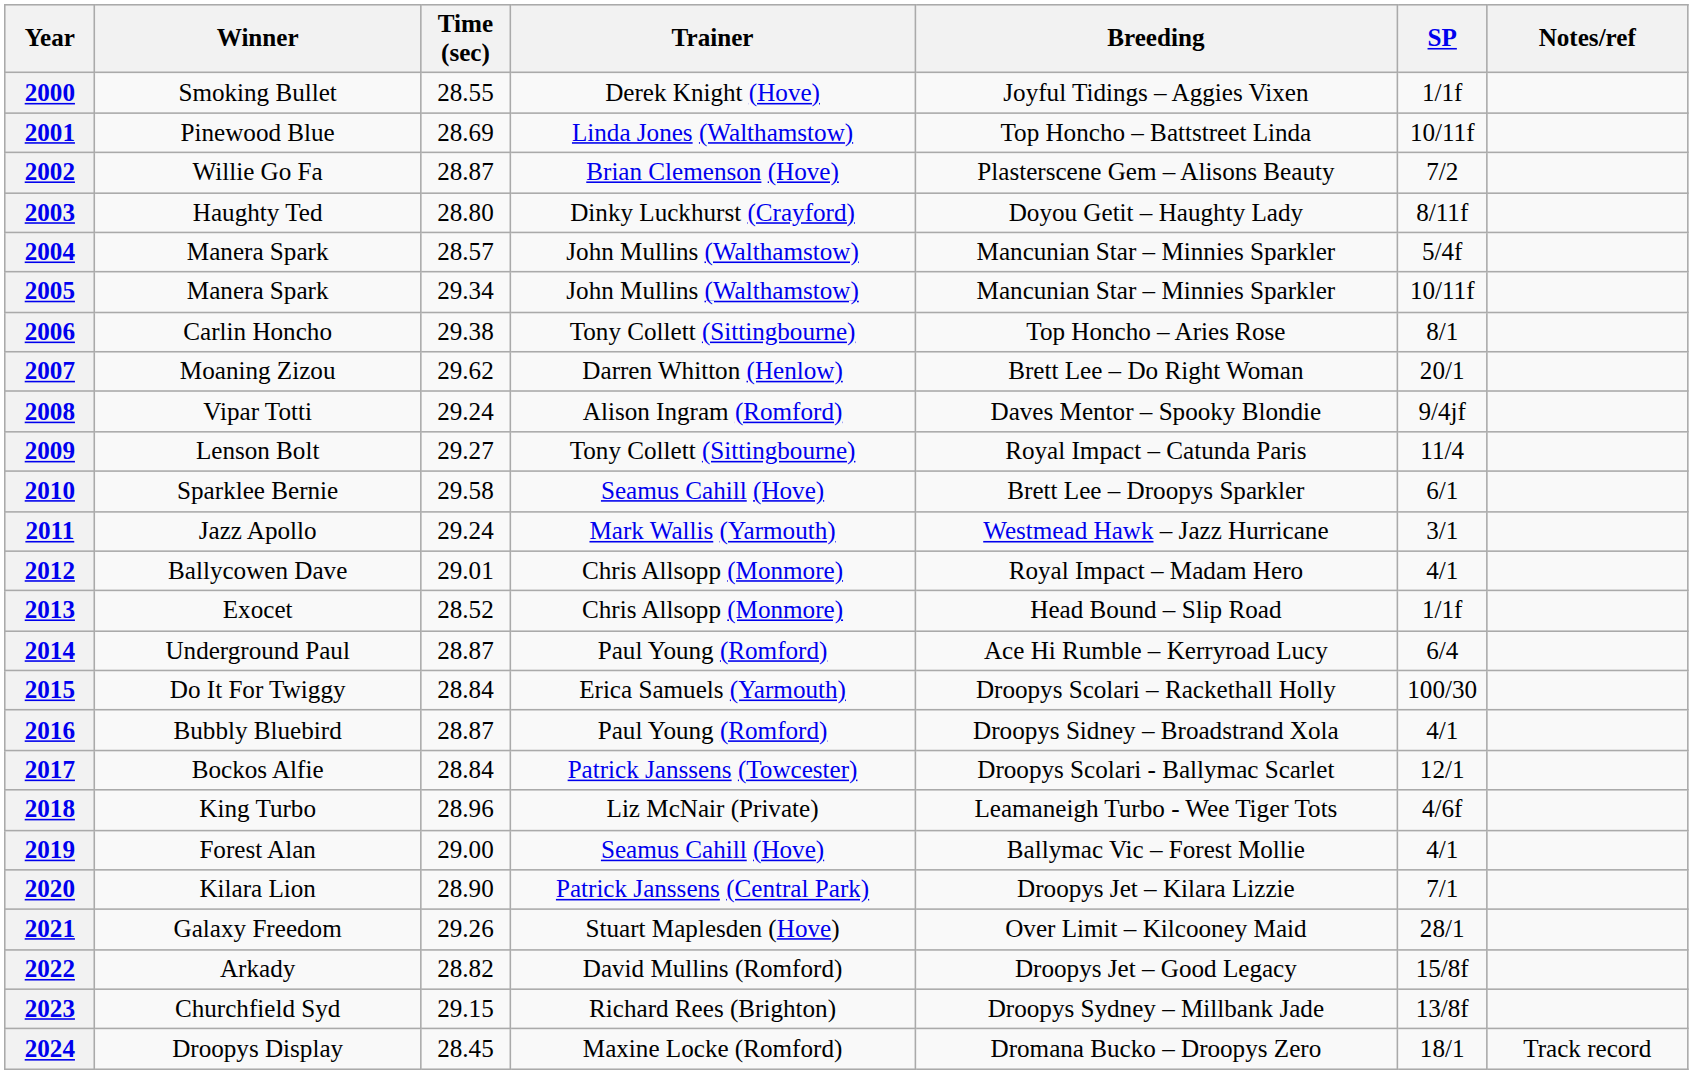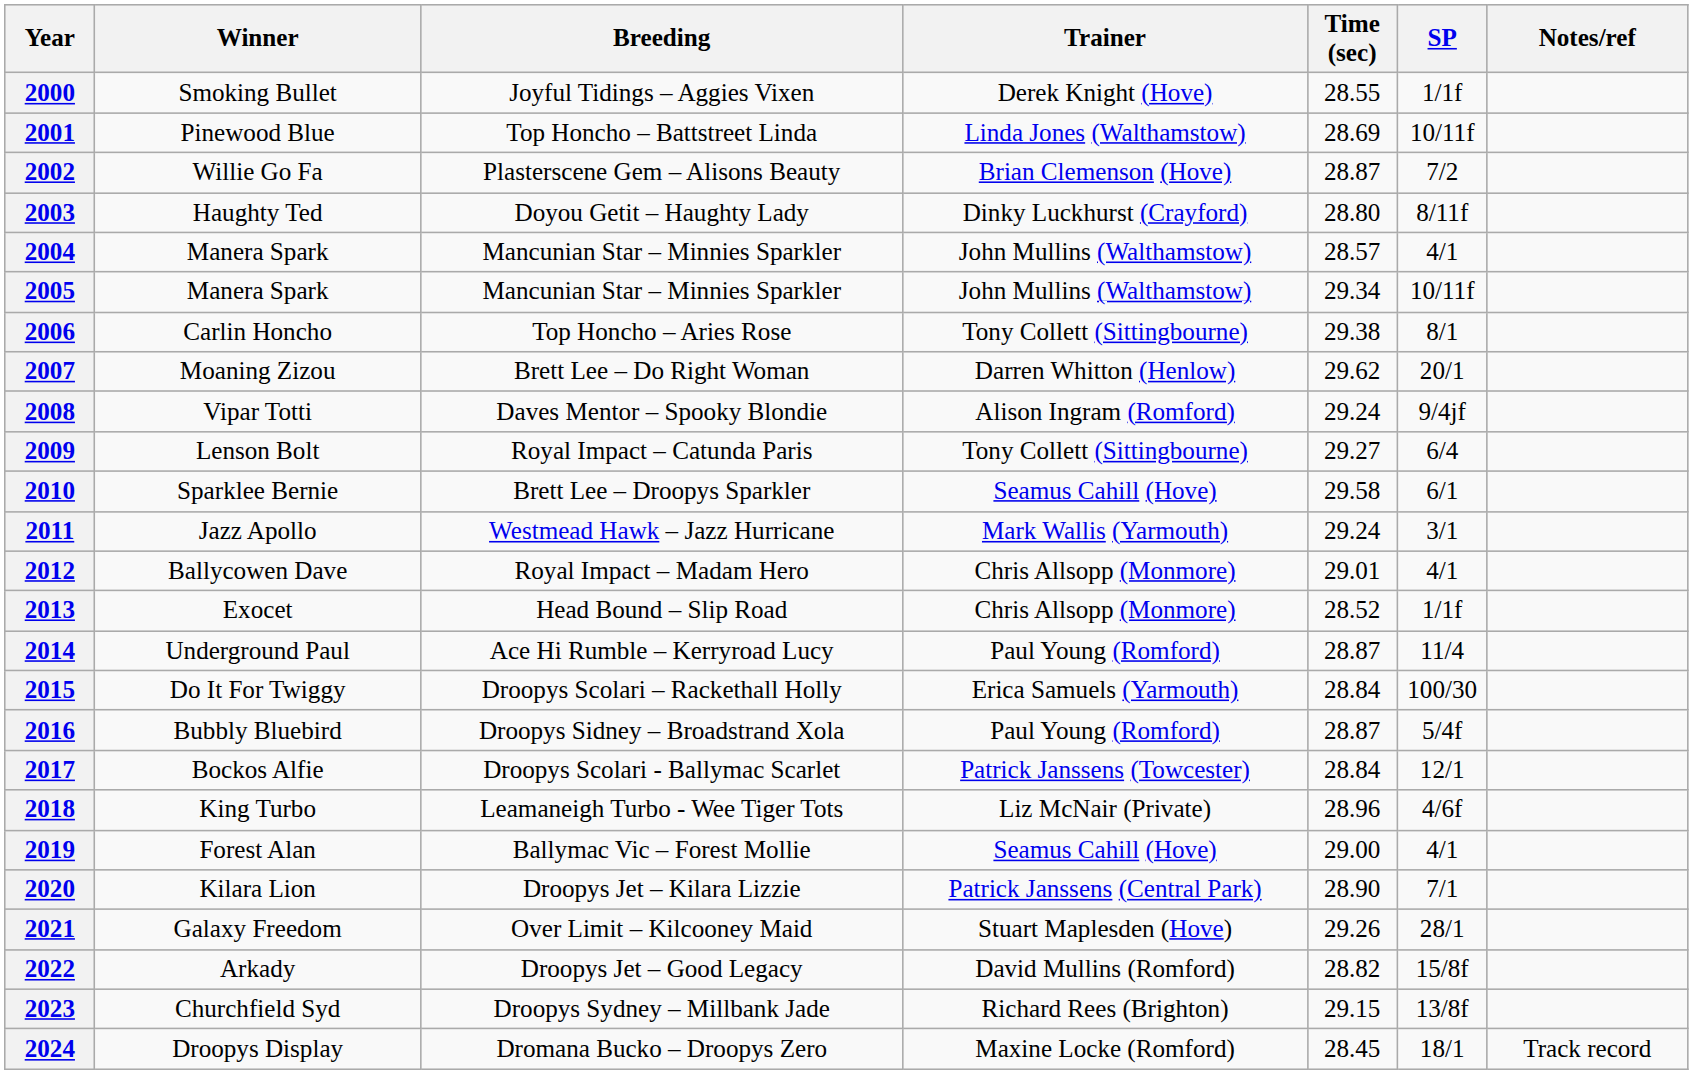columns swapped: (1156, 38) <-> (465, 38)
(1442, 251) 5/4f -> (1442, 251) 4/1
(1442, 451) 11/4 -> (1442, 451) 6/4
(1442, 650) 6/4 -> (1442, 650) 11/4
(1442, 729) 4/1 -> (1442, 729) 5/4f
